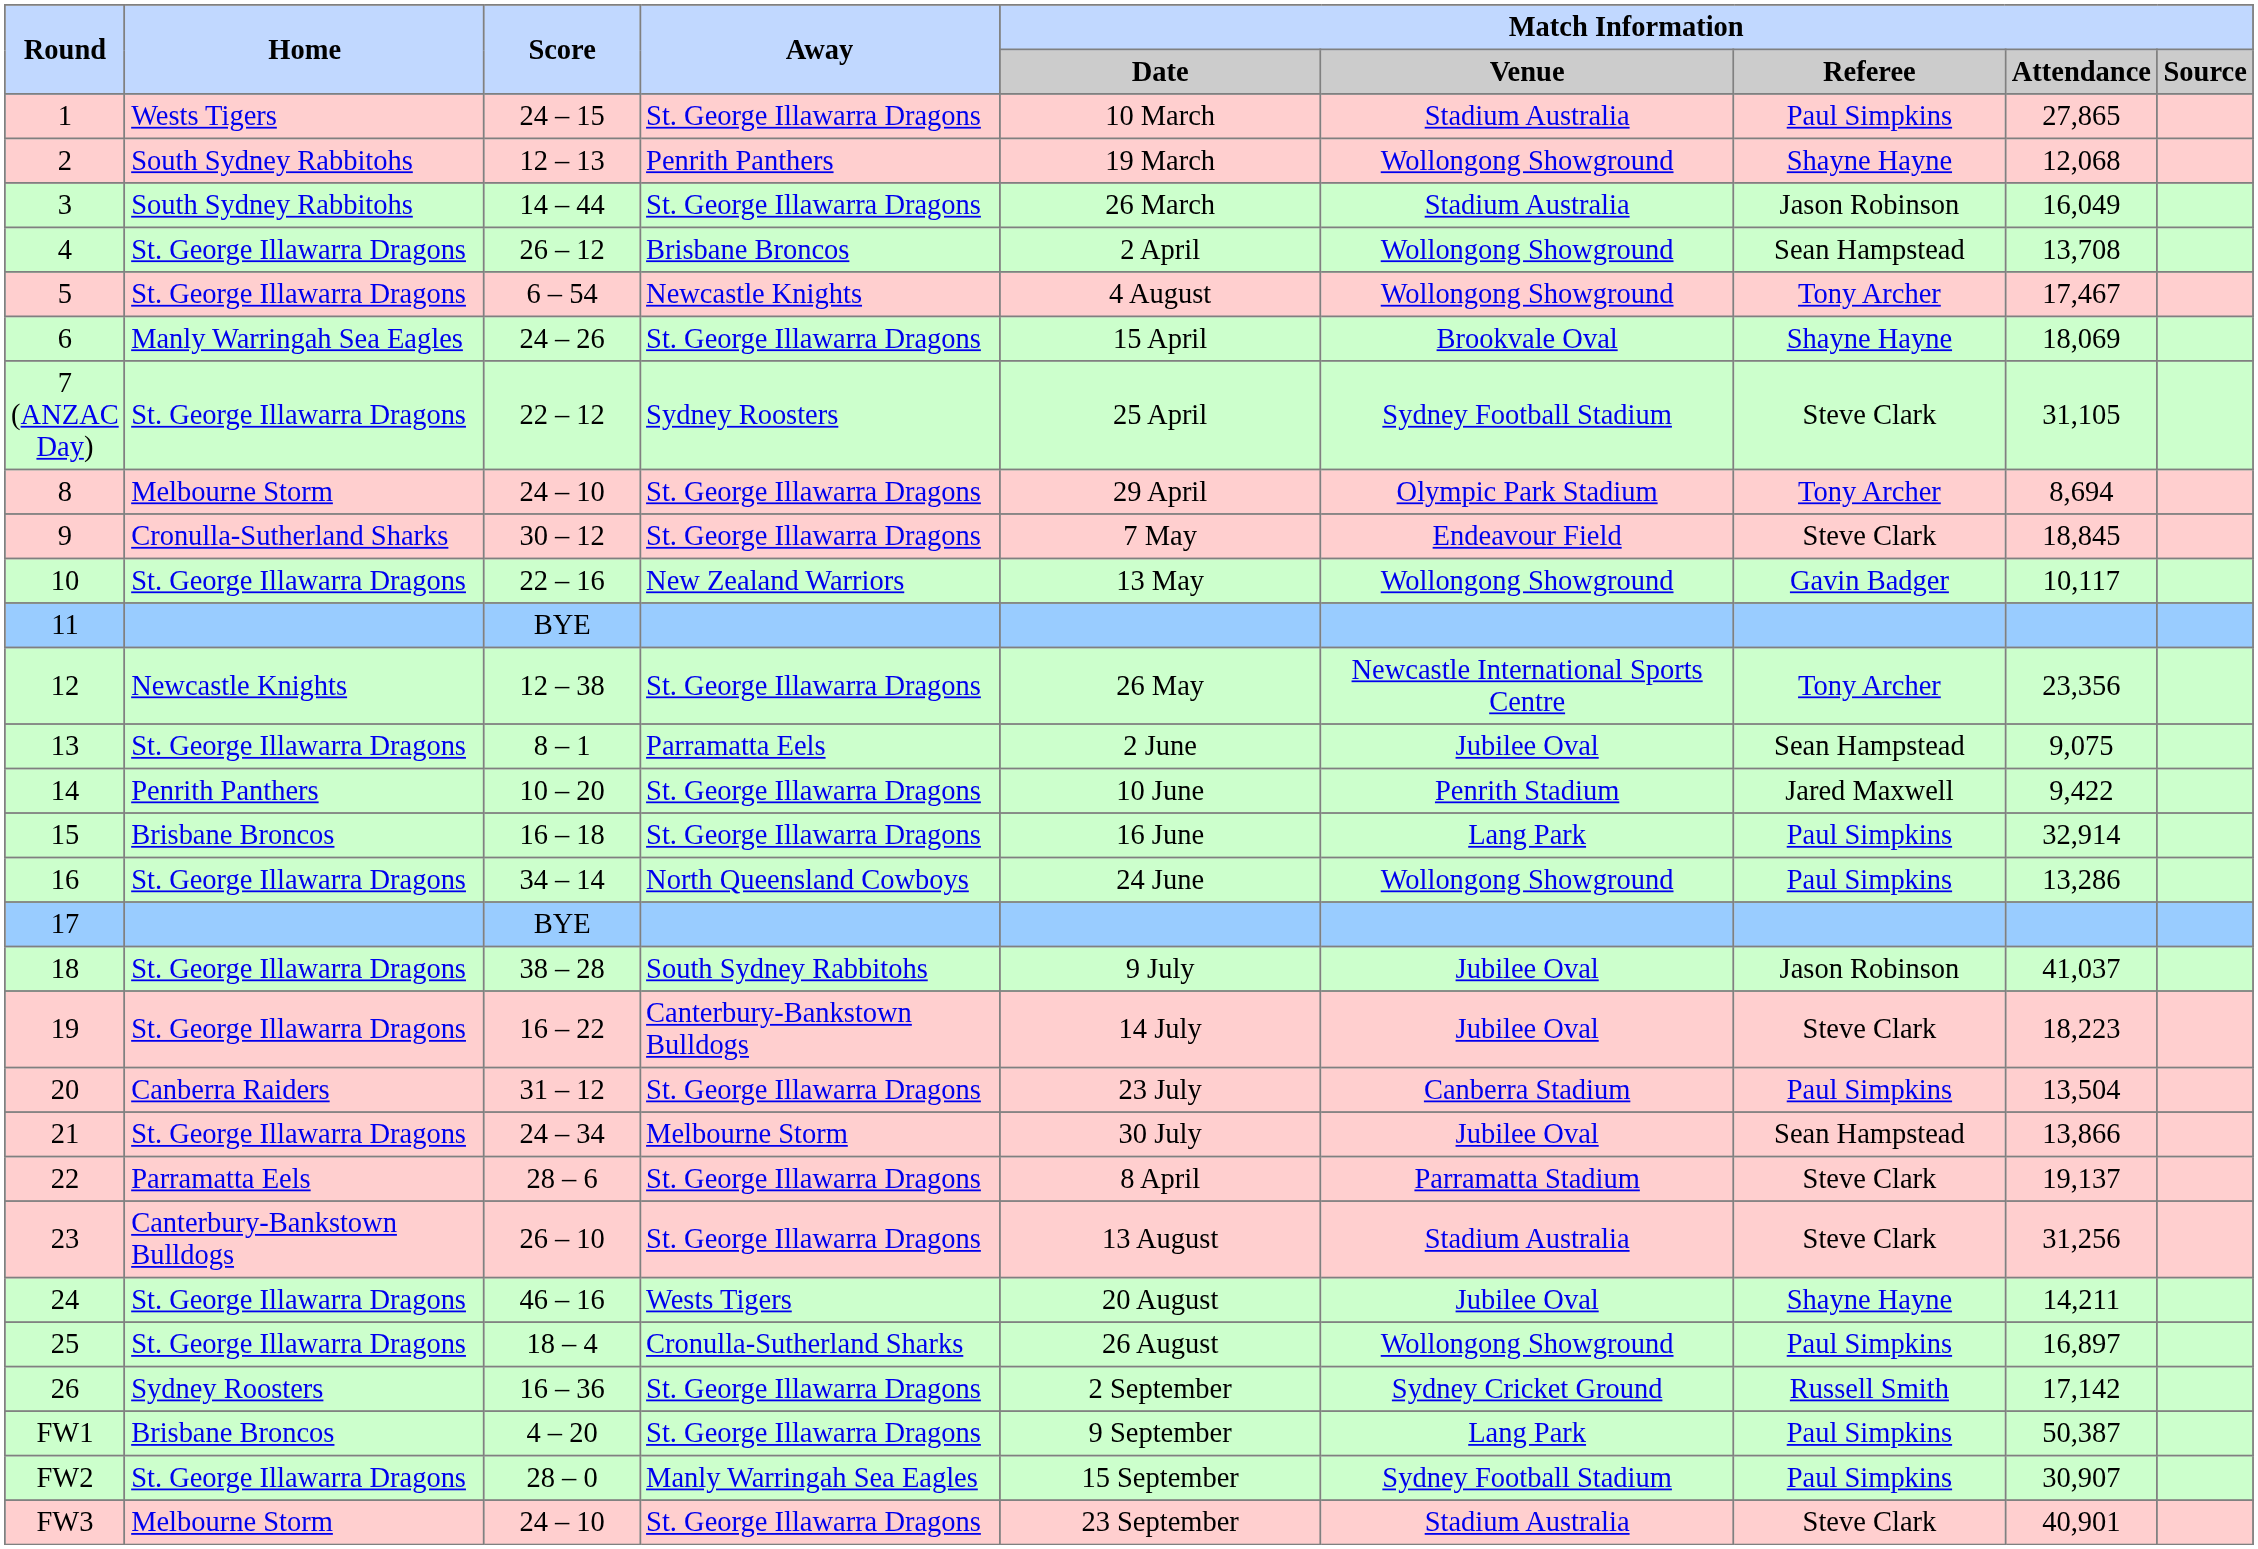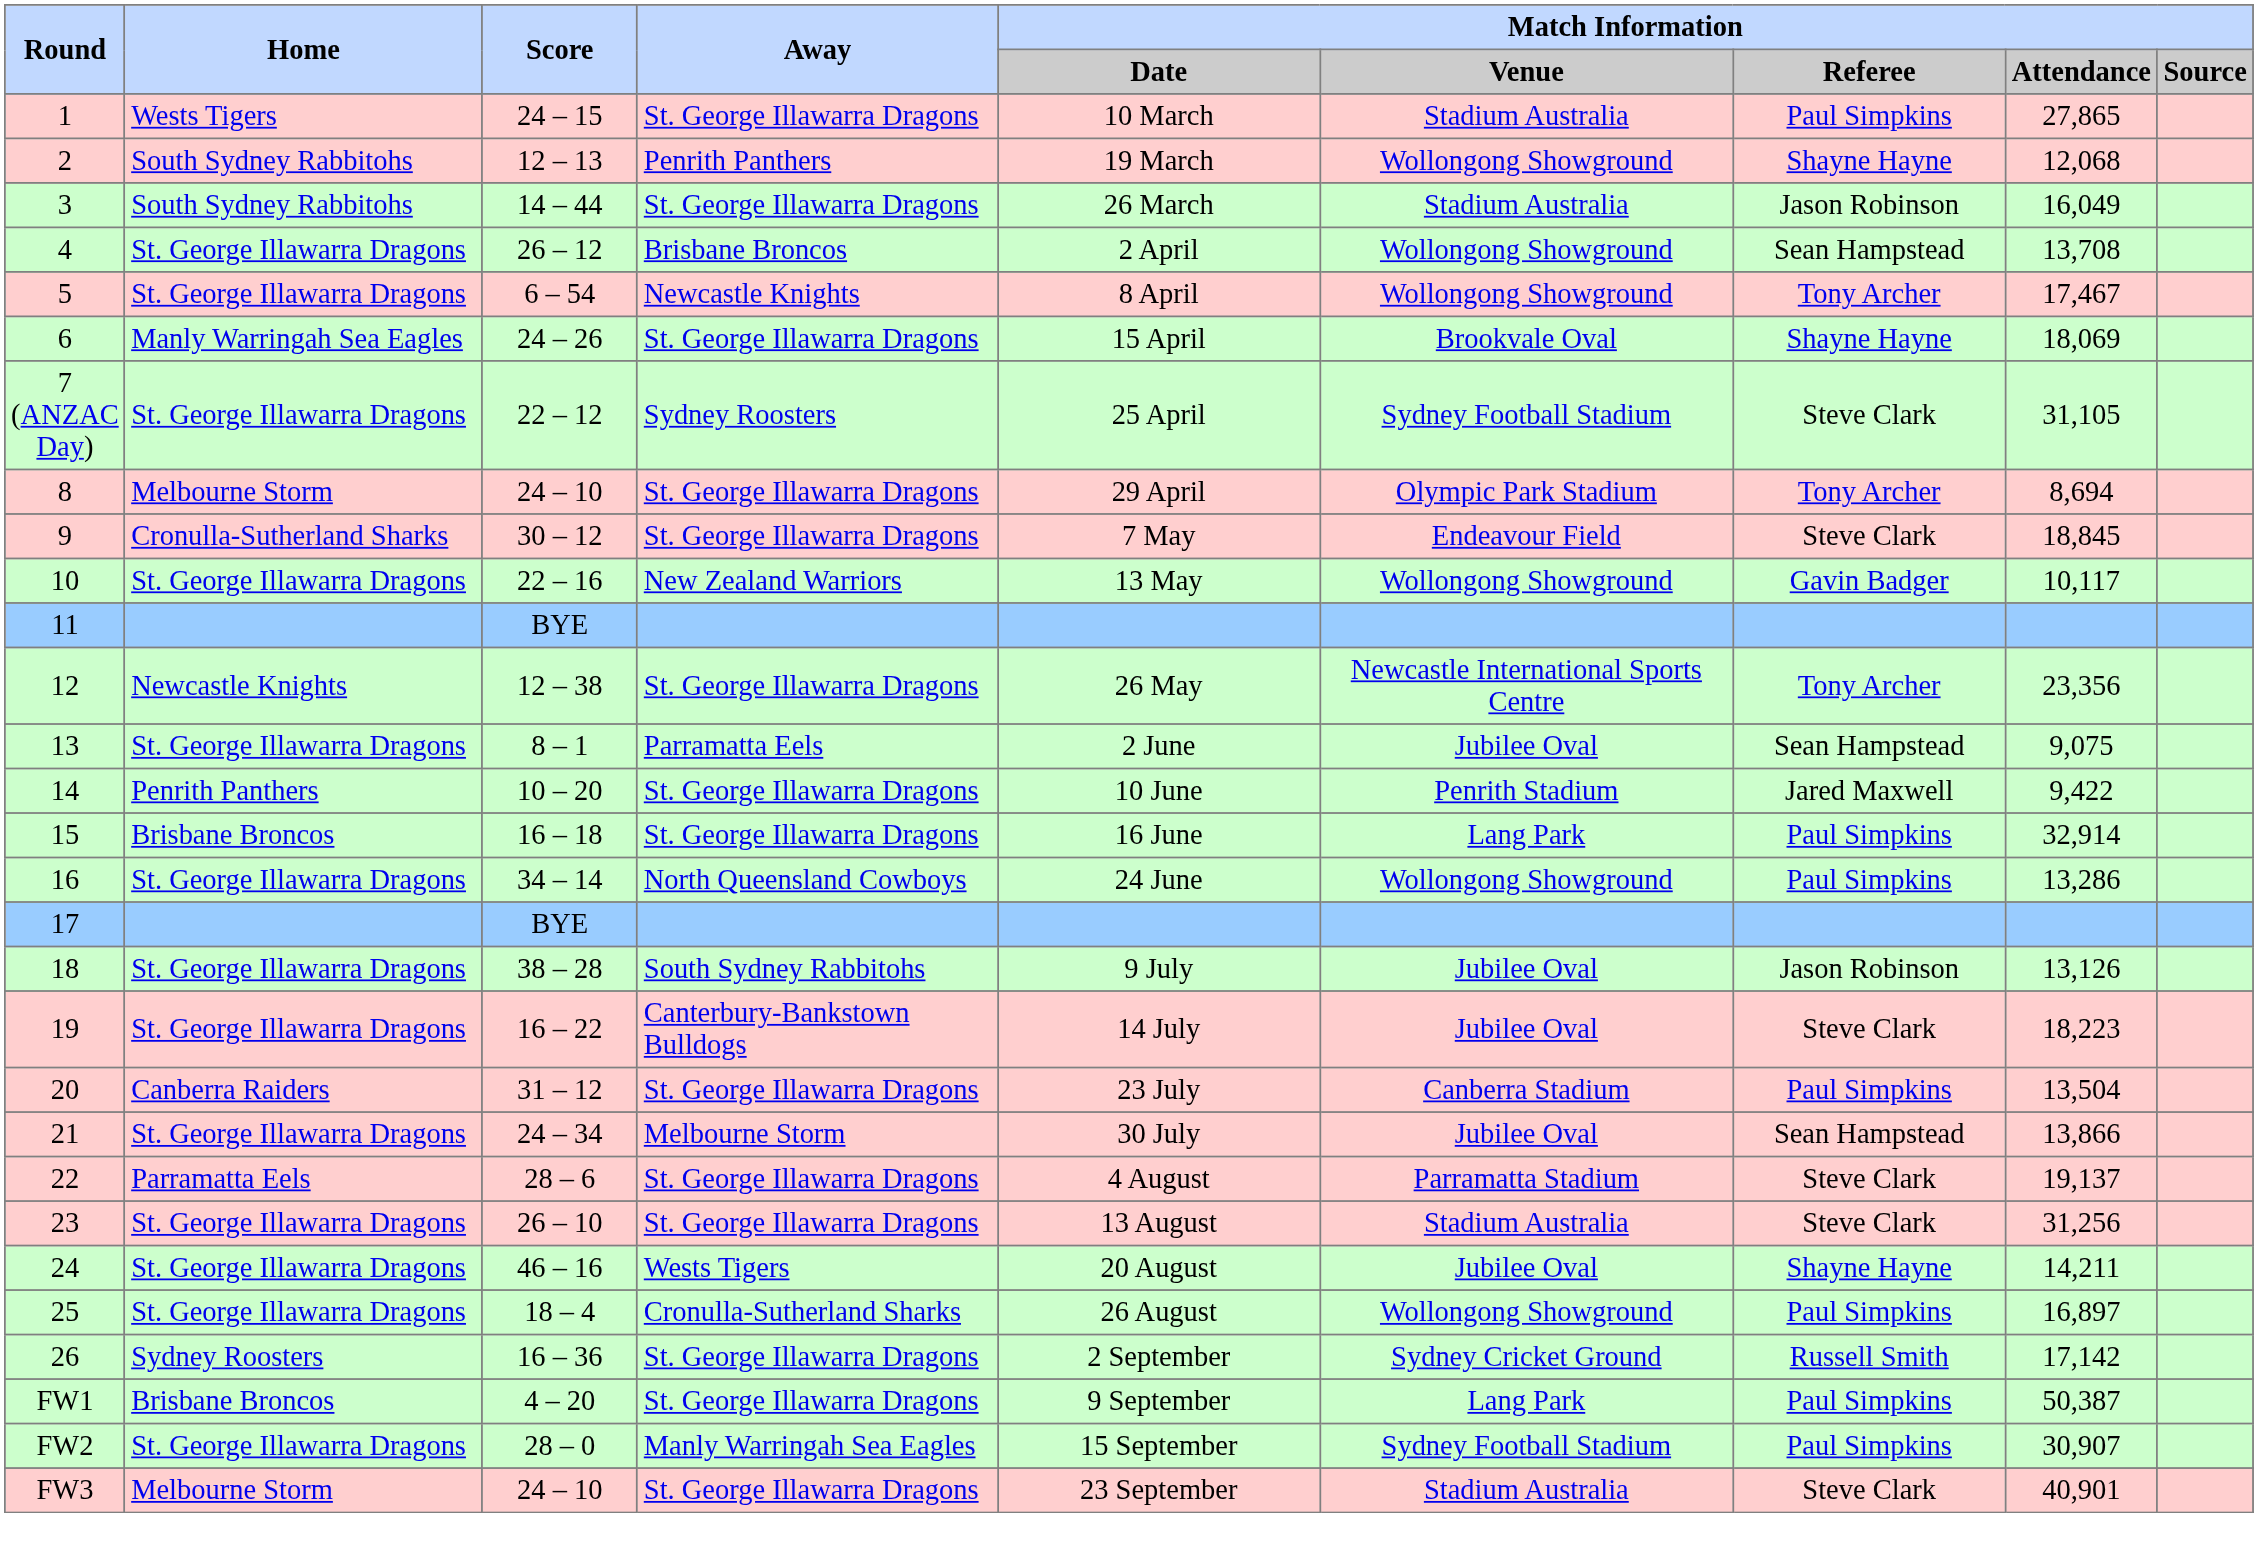(1160, 293) 4 August -> (1159, 293) 8 April
(2081, 968) 41,037 -> (2081, 968) 13,126
(1160, 1178) 8 April -> (1159, 1178) 4 August
(264, 1238) Canterbury-Bankstown Bulldogs -> (299, 1222) St. George Illawarra Dragons
